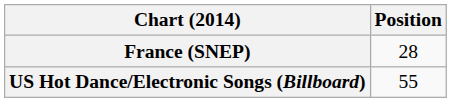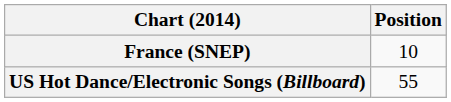(408, 50) 28 -> (408, 50) 10
